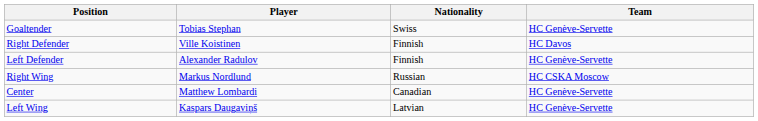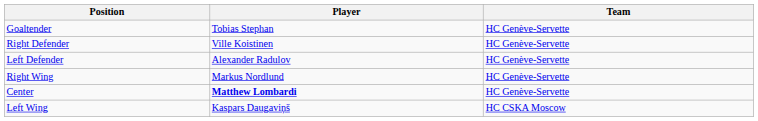- column: (459, 12)
(550, 44) HC Davos -> (527, 44) HC Genève-Servette
(569, 76) HC CSKA Moscow -> (527, 76) HC Genève-Servette
(218, 92) normal -> (254, 92) bold
(571, 108) HC Genève-Servette -> (526, 108) HC CSKA Moscow
